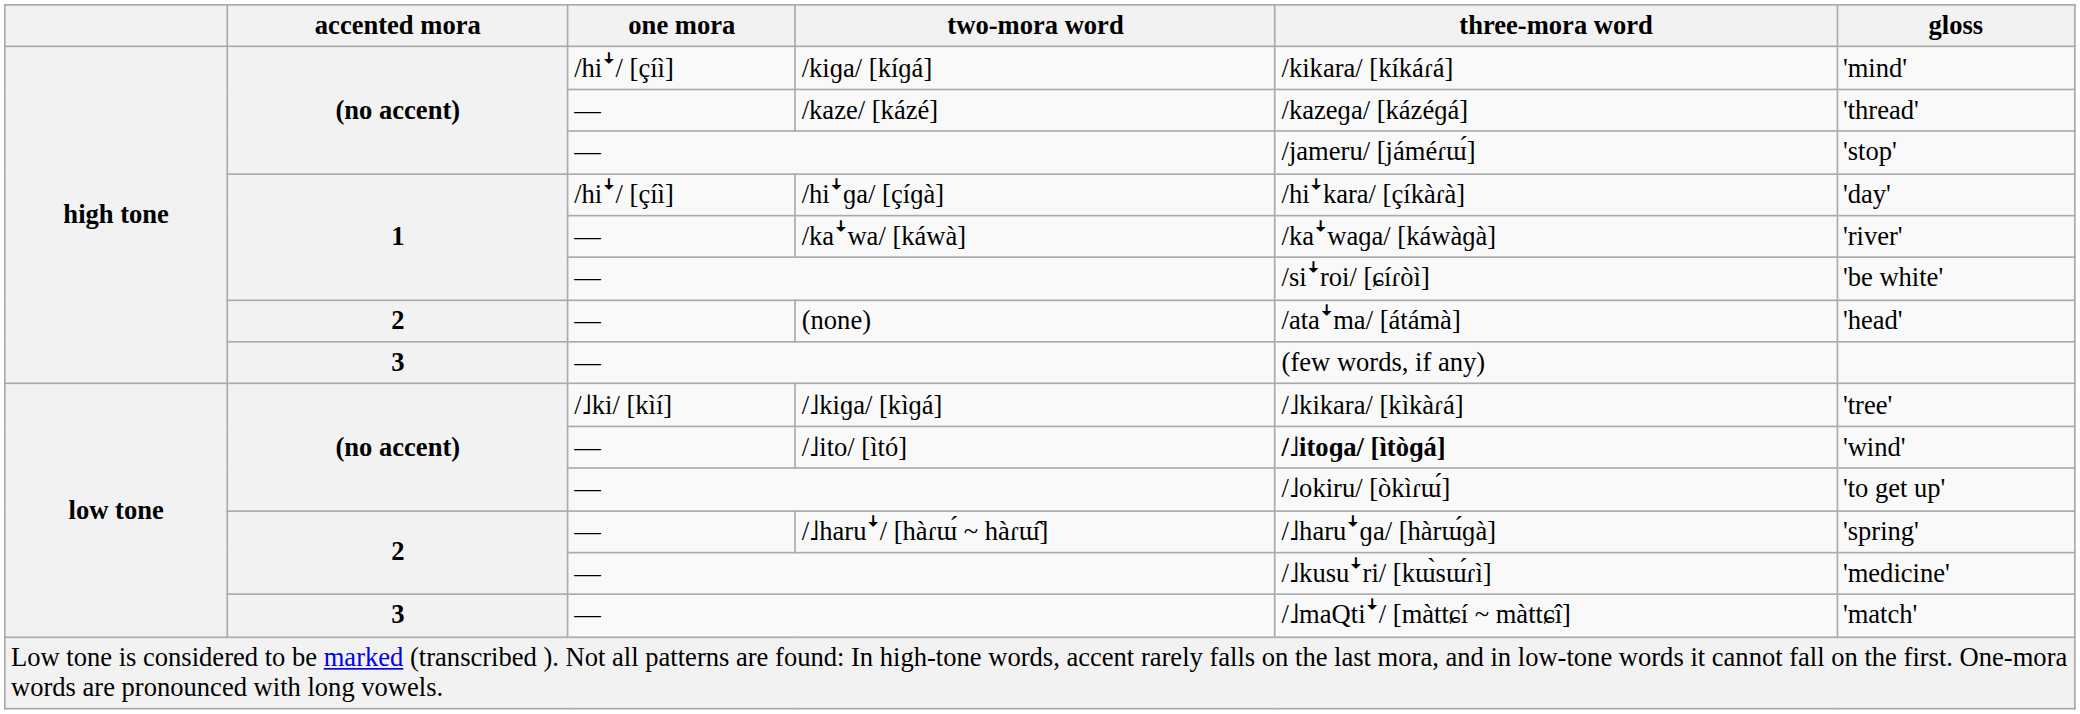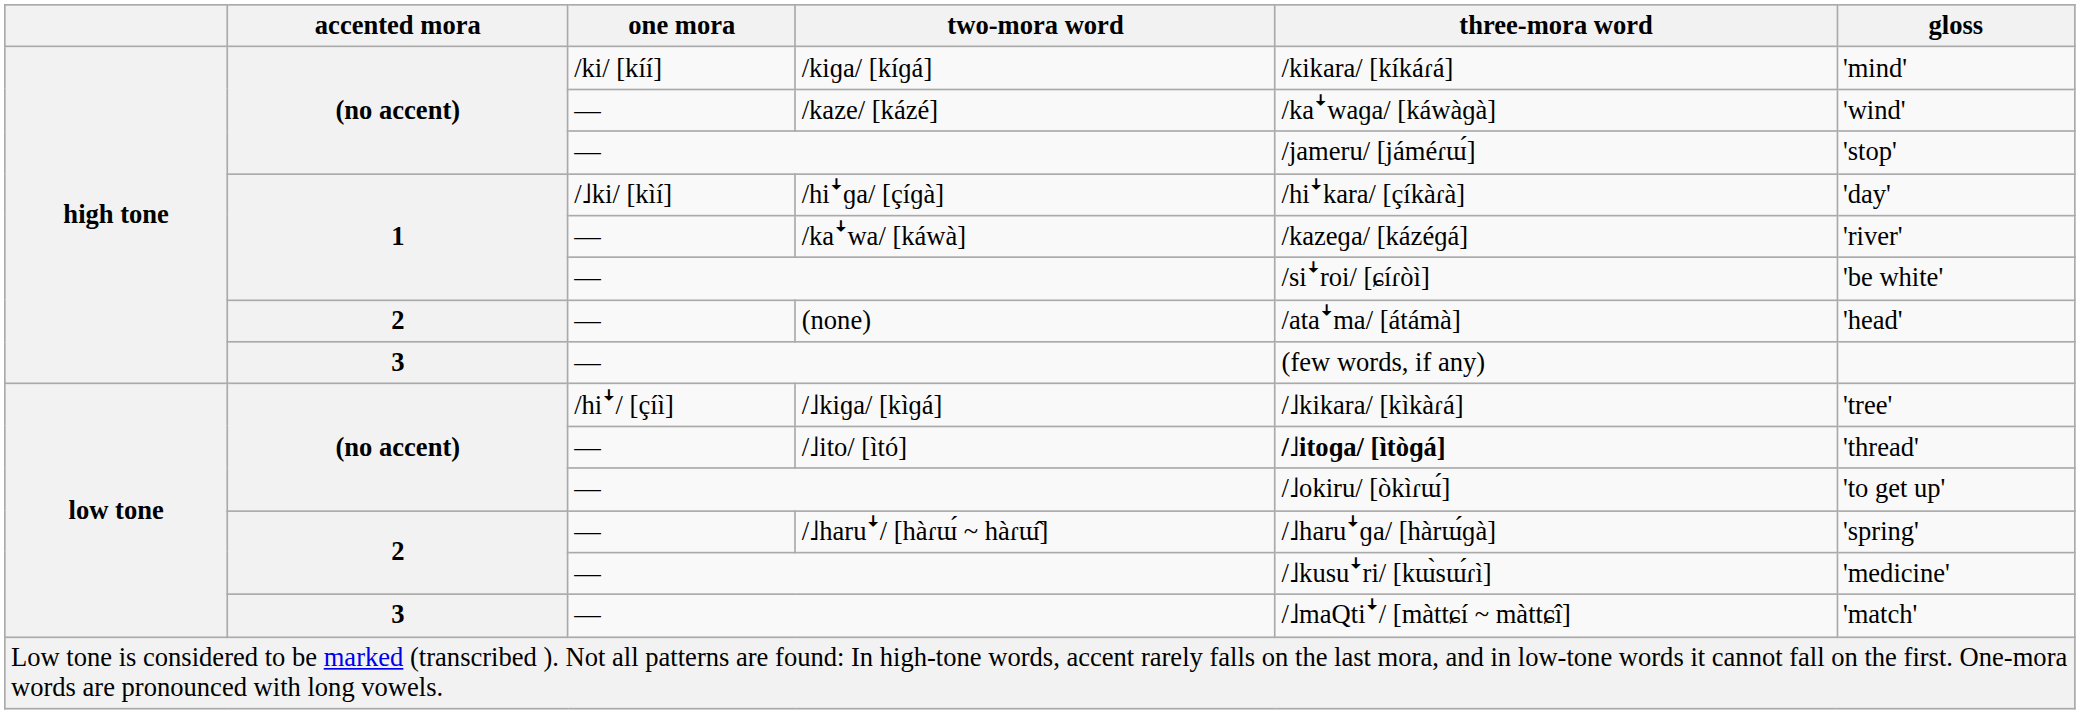(624, 67) /hiꜜ/ [çíì] -> (618, 67) /ki/ [kíí]
(1375, 109) /kazeɡa/ [kázéɡá] -> (1389, 109) /kaꜜwaɡa/ [káwàɡà]
(1881, 109) 'thread' -> (1874, 109) 'wind'
(624, 194) /hiꜜ/ [çíì] -> (623, 194) /˩ki/ [kìí]
(1389, 236) /kaꜜwaɡa/ [káwàɡà] -> (1375, 236) /kazeɡa/ [kázéɡá]
(623, 404) /˩ki/ [kìí] -> (624, 404) /hiꜜ/ [çíì]
(1874, 446) 'wind' -> (1881, 446) 'thread'
